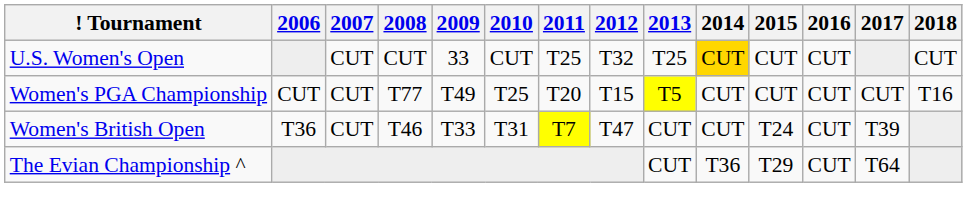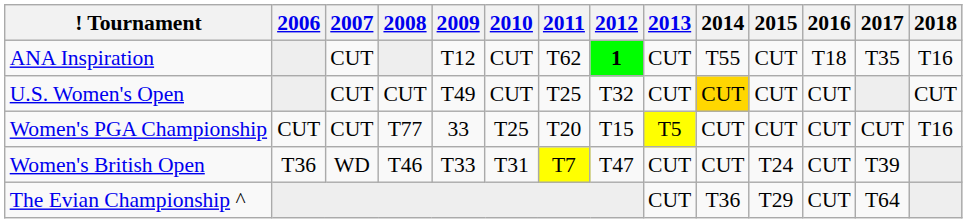+ row: (82, 58)
(458, 58) 33 -> (458, 93) T49
(670, 58) T25 -> (670, 93) CUT
(458, 93) T49 -> (458, 129) 33
(352, 129) CUT -> (352, 164) WD
